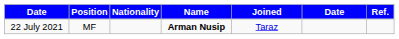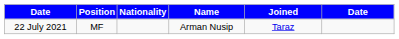- column: (380, 12)
(196, 27) bold -> (207, 27) normal
